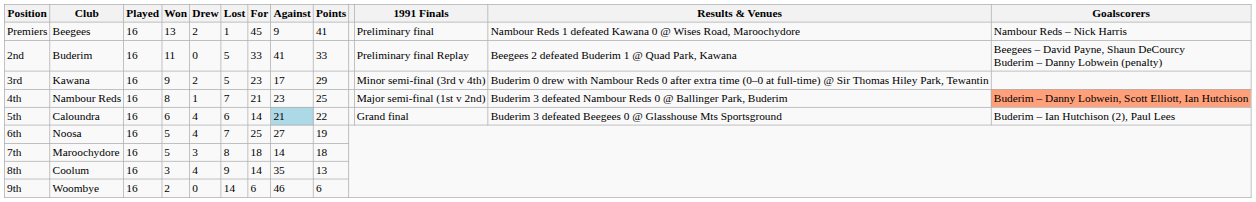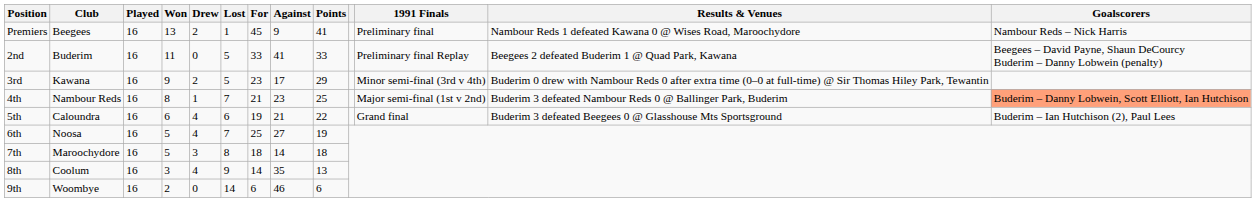(256, 116) 14 -> (256, 116) 19
(279, 116) lightblue background -> (279, 116) no background
